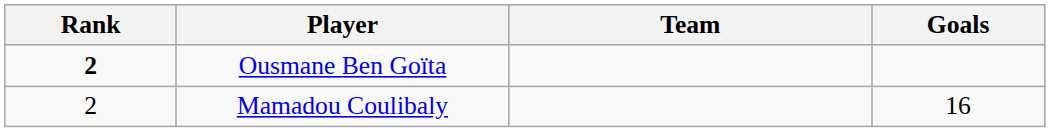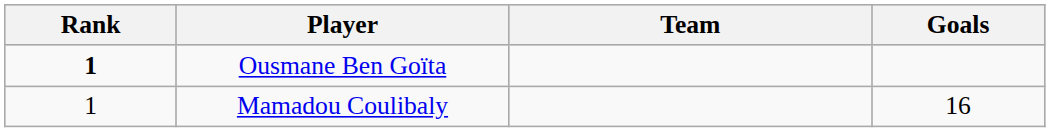(91, 65) 2 -> (91, 65) 1
(91, 106) 2 -> (91, 106) 1
